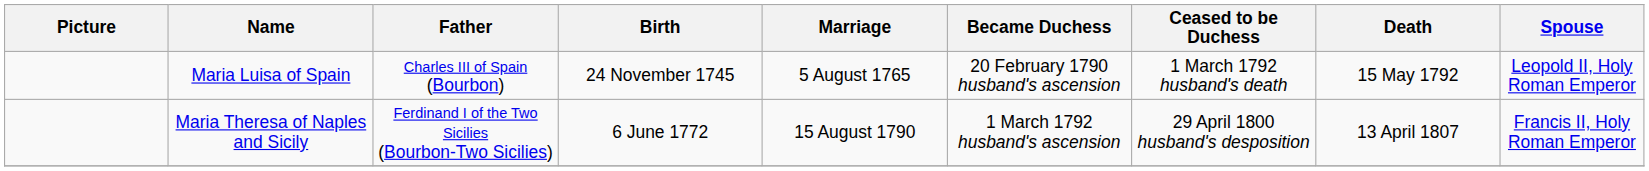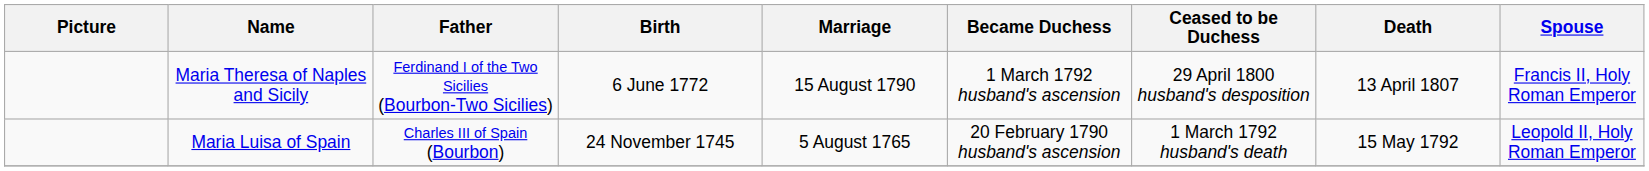rows swapped: (271, 75) <-> (271, 132)
